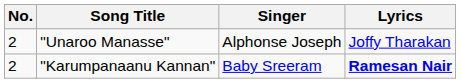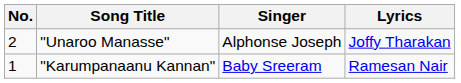(12, 66) 2 -> (12, 66) 1
(400, 66) bold -> (398, 66) normal
